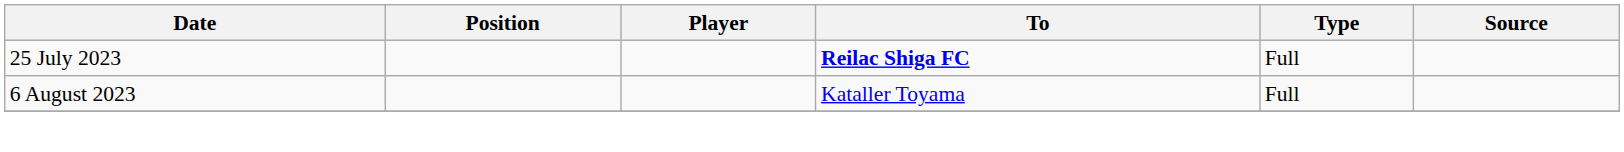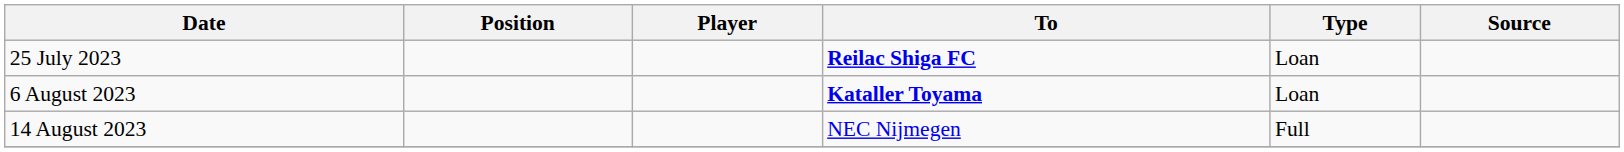(1282, 58) Full -> (1297, 58) Loan
(893, 93) normal -> (905, 93) bold
(1282, 93) Full -> (1297, 93) Loan
+ row: (78, 129)
